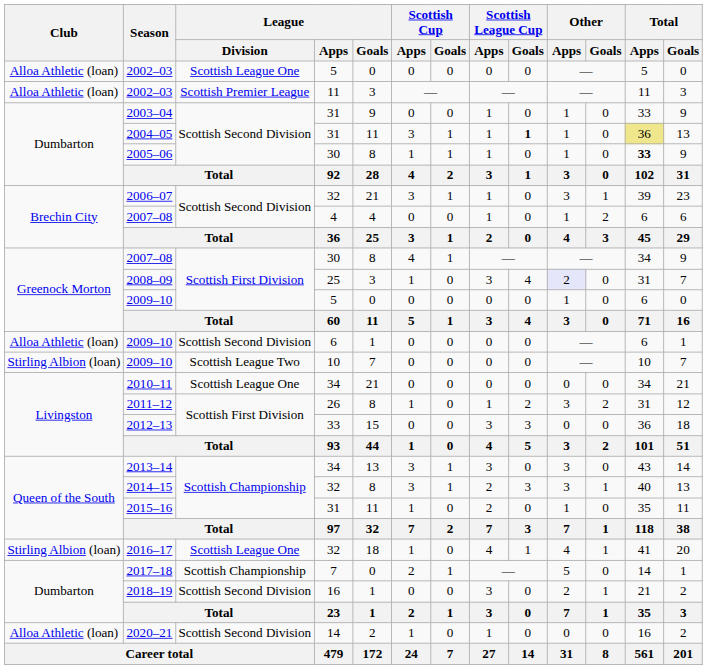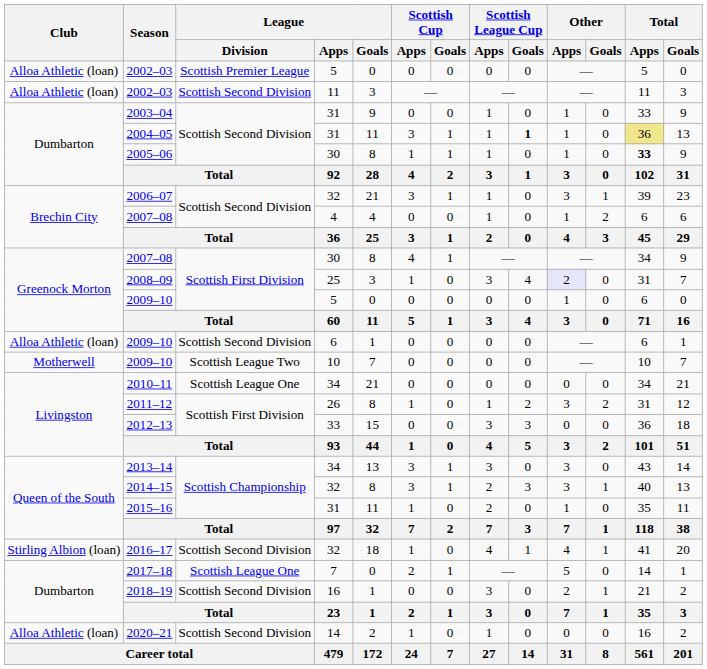(245, 71) Scottish League One -> (245, 71) Scottish Premier League
(245, 92) Scottish Premier League -> (245, 92) Scottish Second Division
(64, 362) Stirling Albion (loan) -> (64, 362) Motherwell
(245, 549) Scottish League One -> (245, 549) Scottish Second Division
(245, 570) Scottish Championship -> (245, 570) Scottish League One
